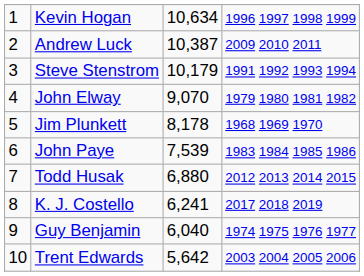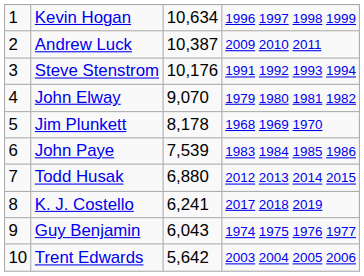(192, 71) 10,179 -> (192, 71) 10,176
(188, 230) 6,040 -> (188, 230) 6,043
